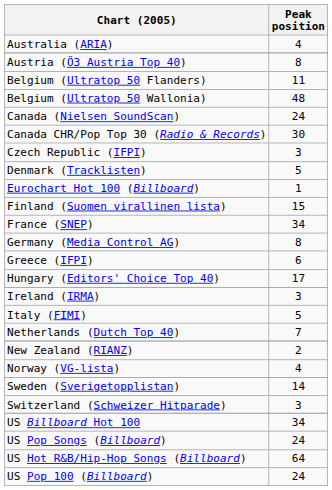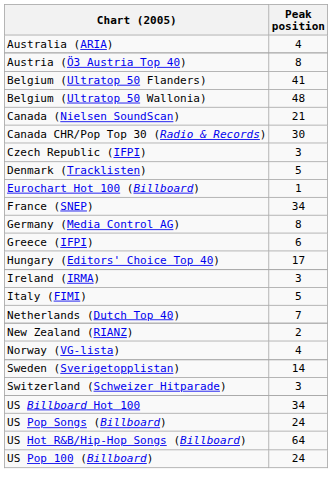(298, 80) 11 -> (298, 80) 41
(298, 116) 24 -> (298, 116) 21
- row: (117, 206)
